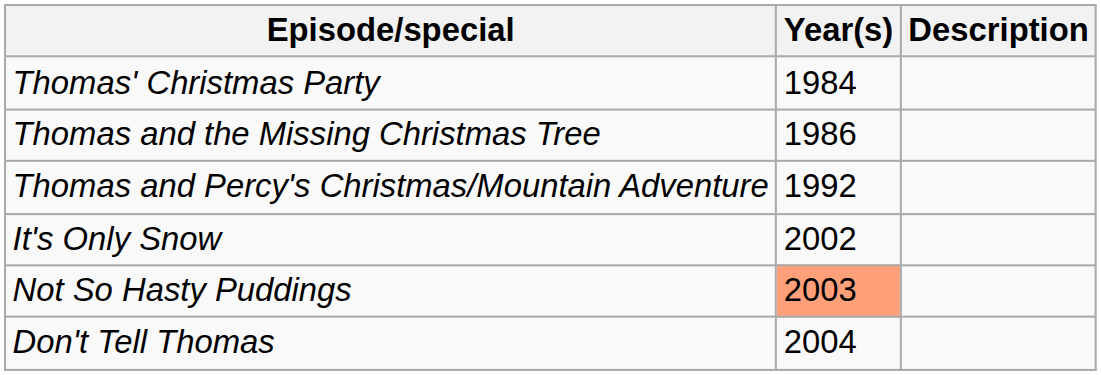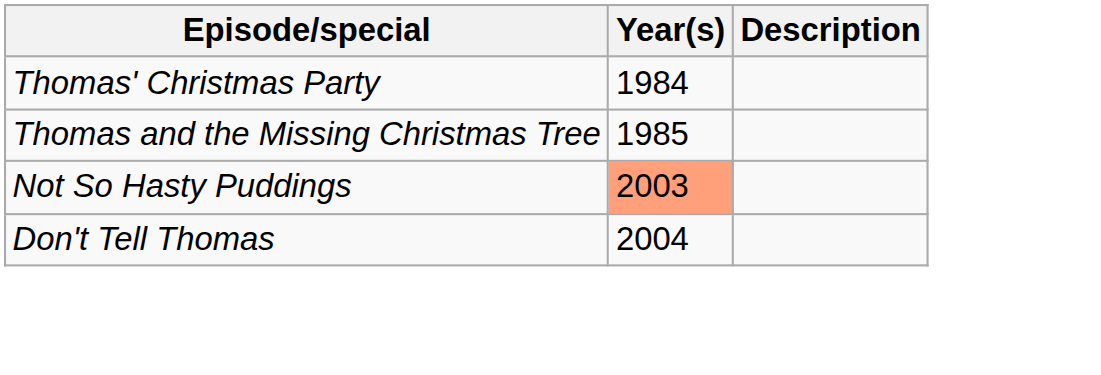(820, 134) 1986 -> (652, 134) 1985
- row: (391, 186)
- row: (117, 238)
